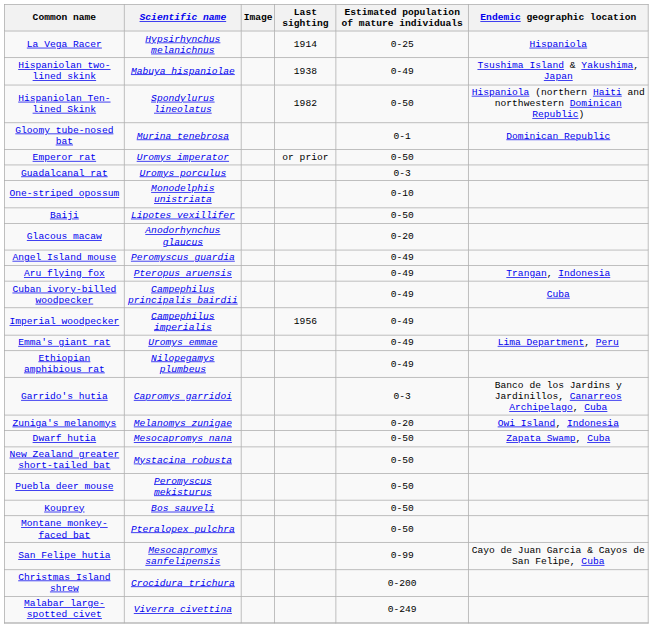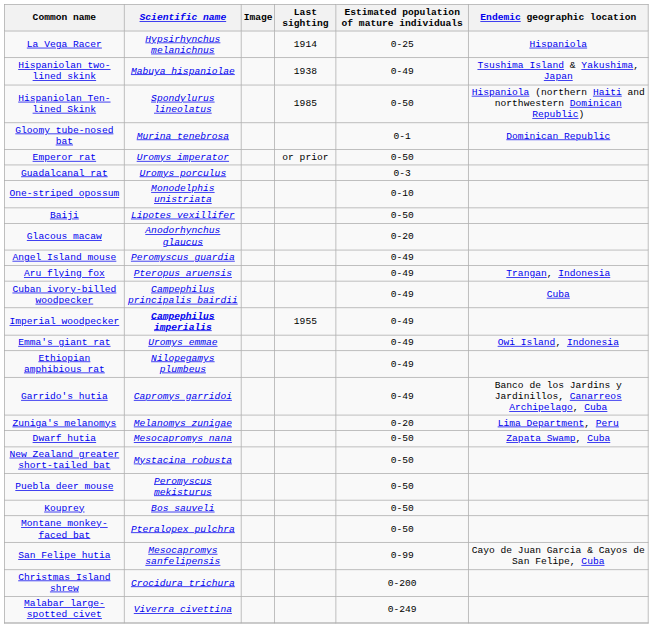(305, 104) 1982 -> (305, 104) 1985
(183, 321) normal -> (183, 321) bold
(305, 321) 1956 -> (305, 321) 1955
(558, 343) Lima Department, Peru -> (558, 343) Owi Island, Indonesia
(402, 396) 0-3 -> (402, 396) 0-49
(558, 423) Owi Island, Indonesia -> (558, 423) Lima Department, Peru
